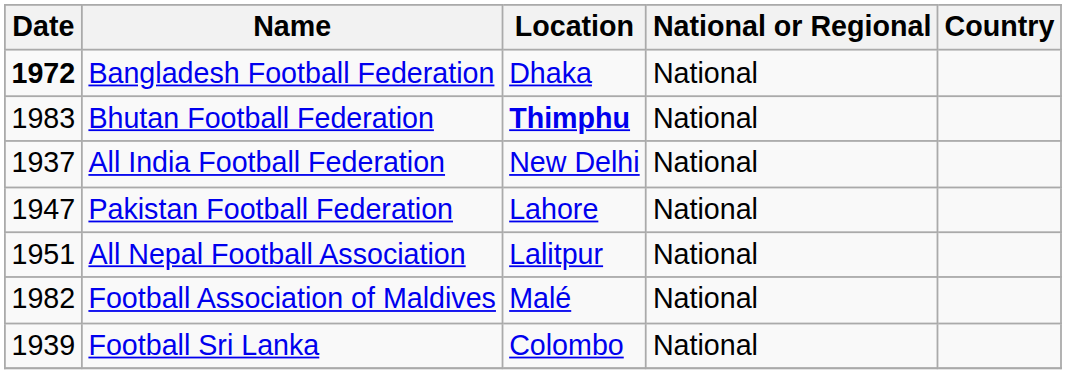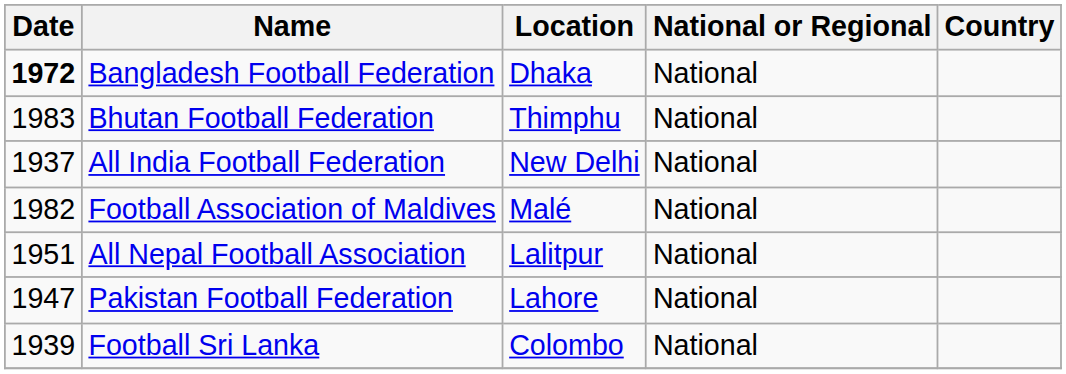(570, 118) bold -> (565, 118) normal
rows swapped: (292, 299) <-> (271, 208)
